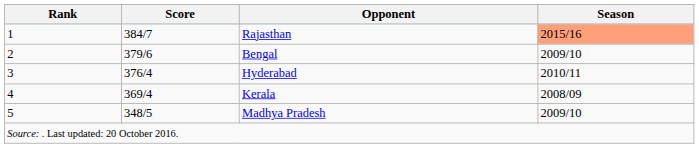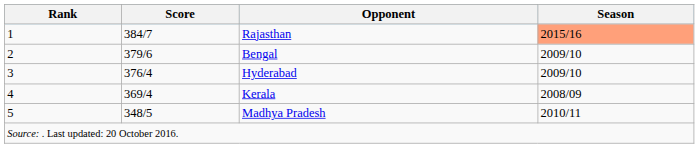(561, 73) 2010/11 -> (561, 73) 2009/10
(561, 113) 2009/10 -> (561, 113) 2010/11
